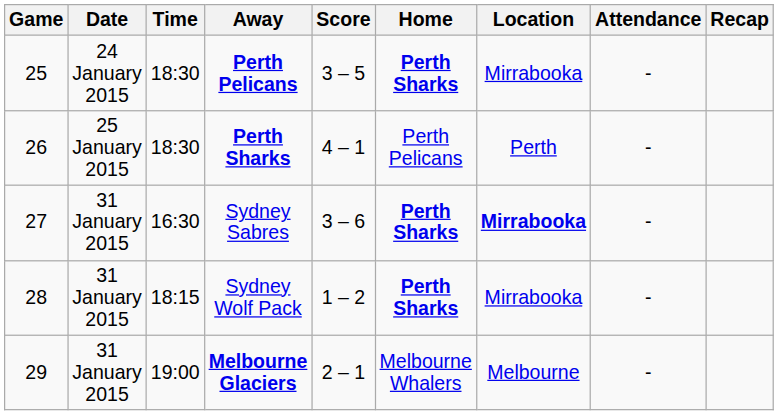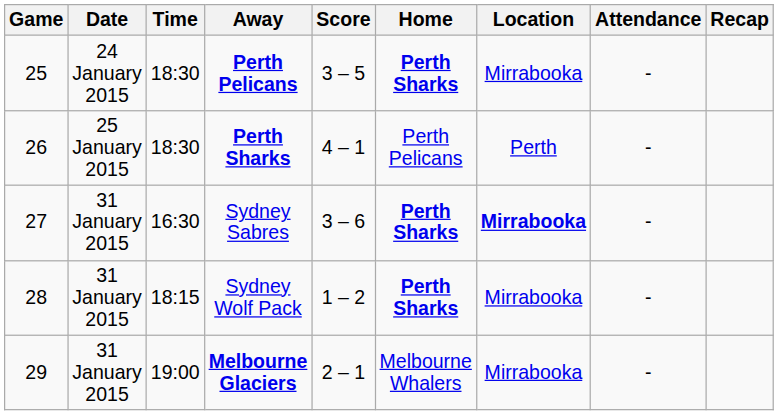(533, 372) Melbourne -> (533, 372) Mirrabooka
